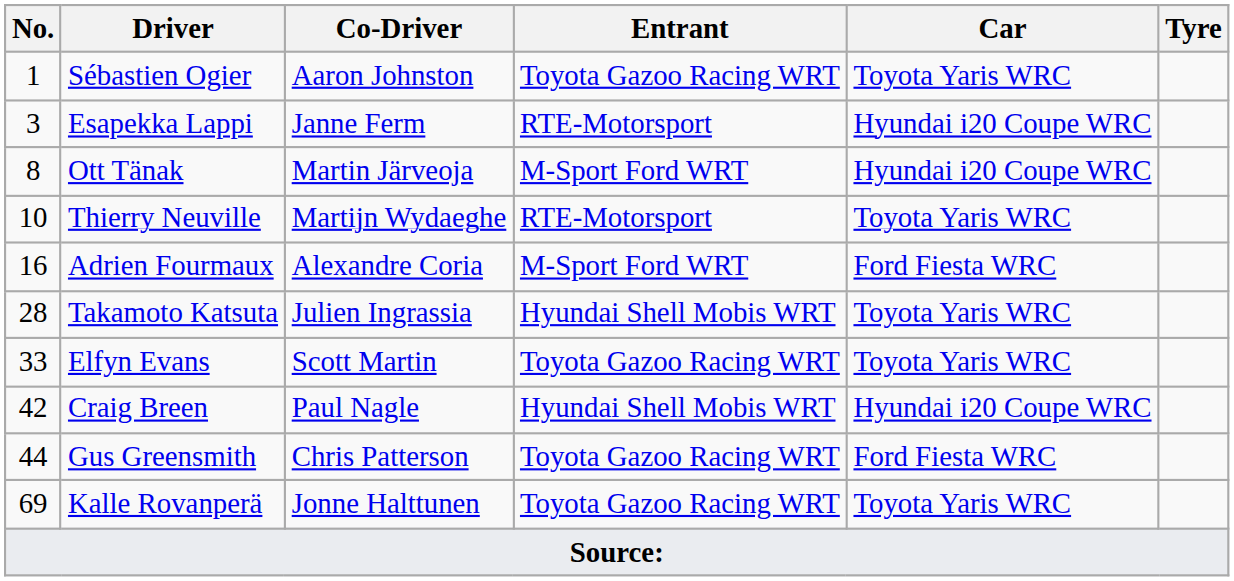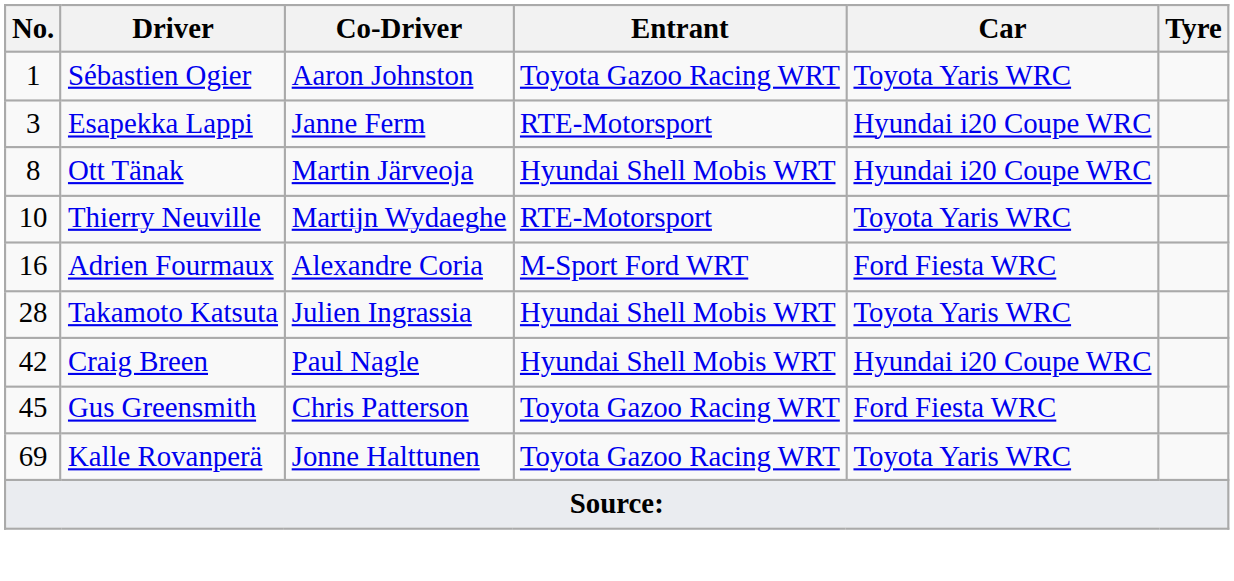(634, 170) M-Sport Ford WRT -> (678, 170) Hyundai Shell Mobis WRT
- row: (139, 360)
(33, 455) 44 -> (33, 408) 45
